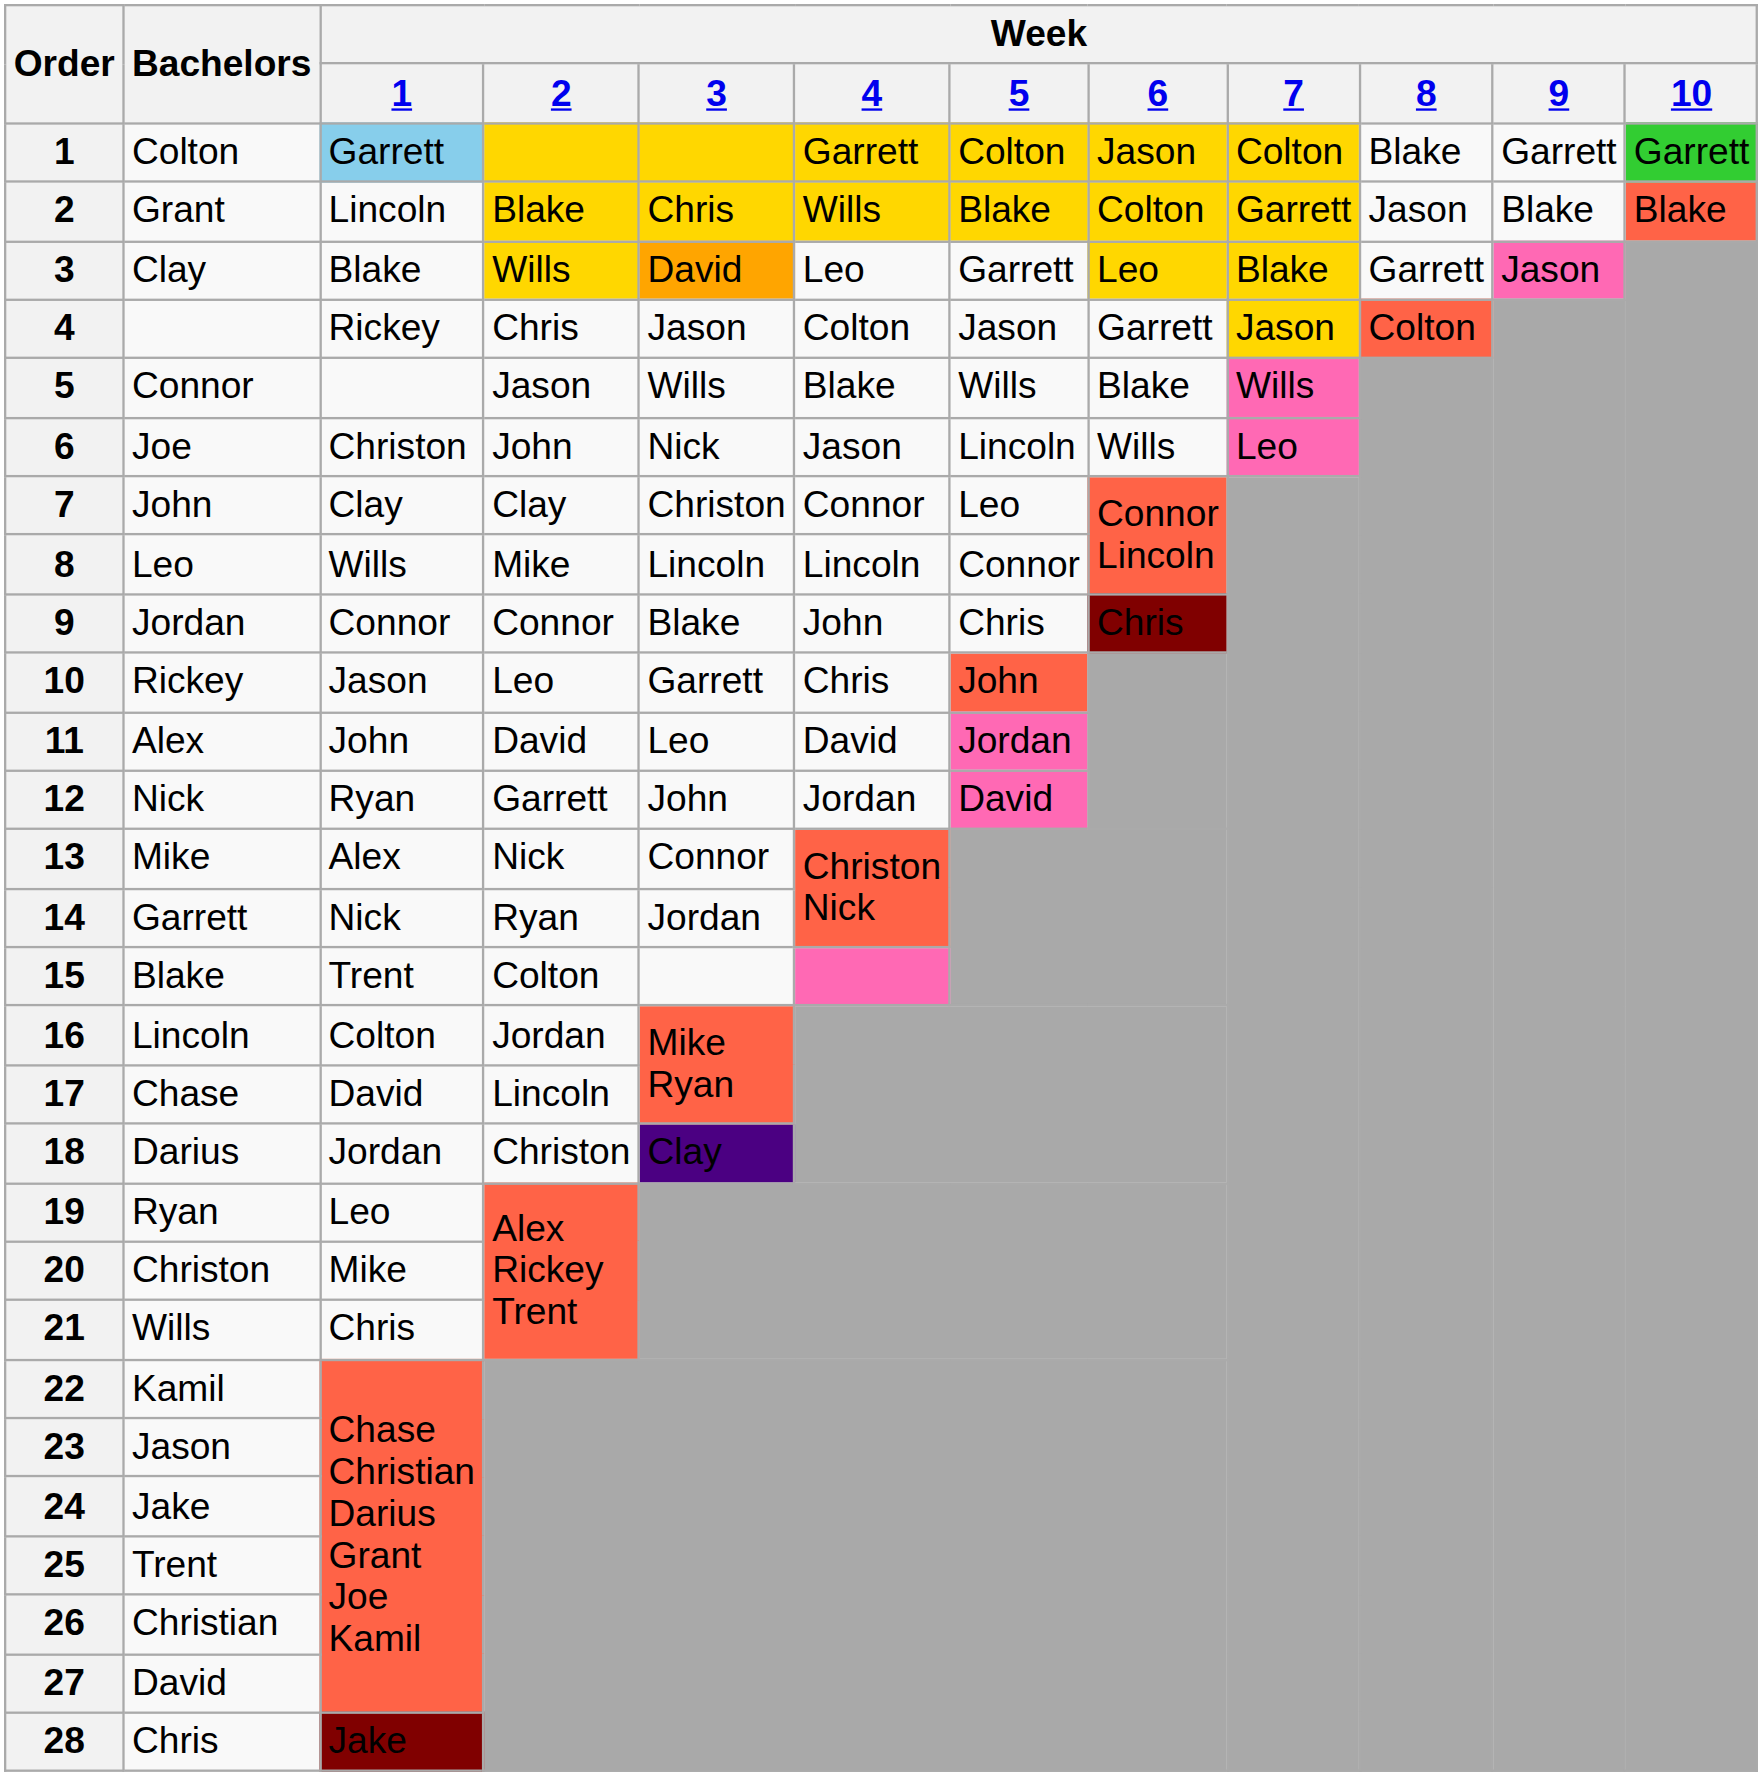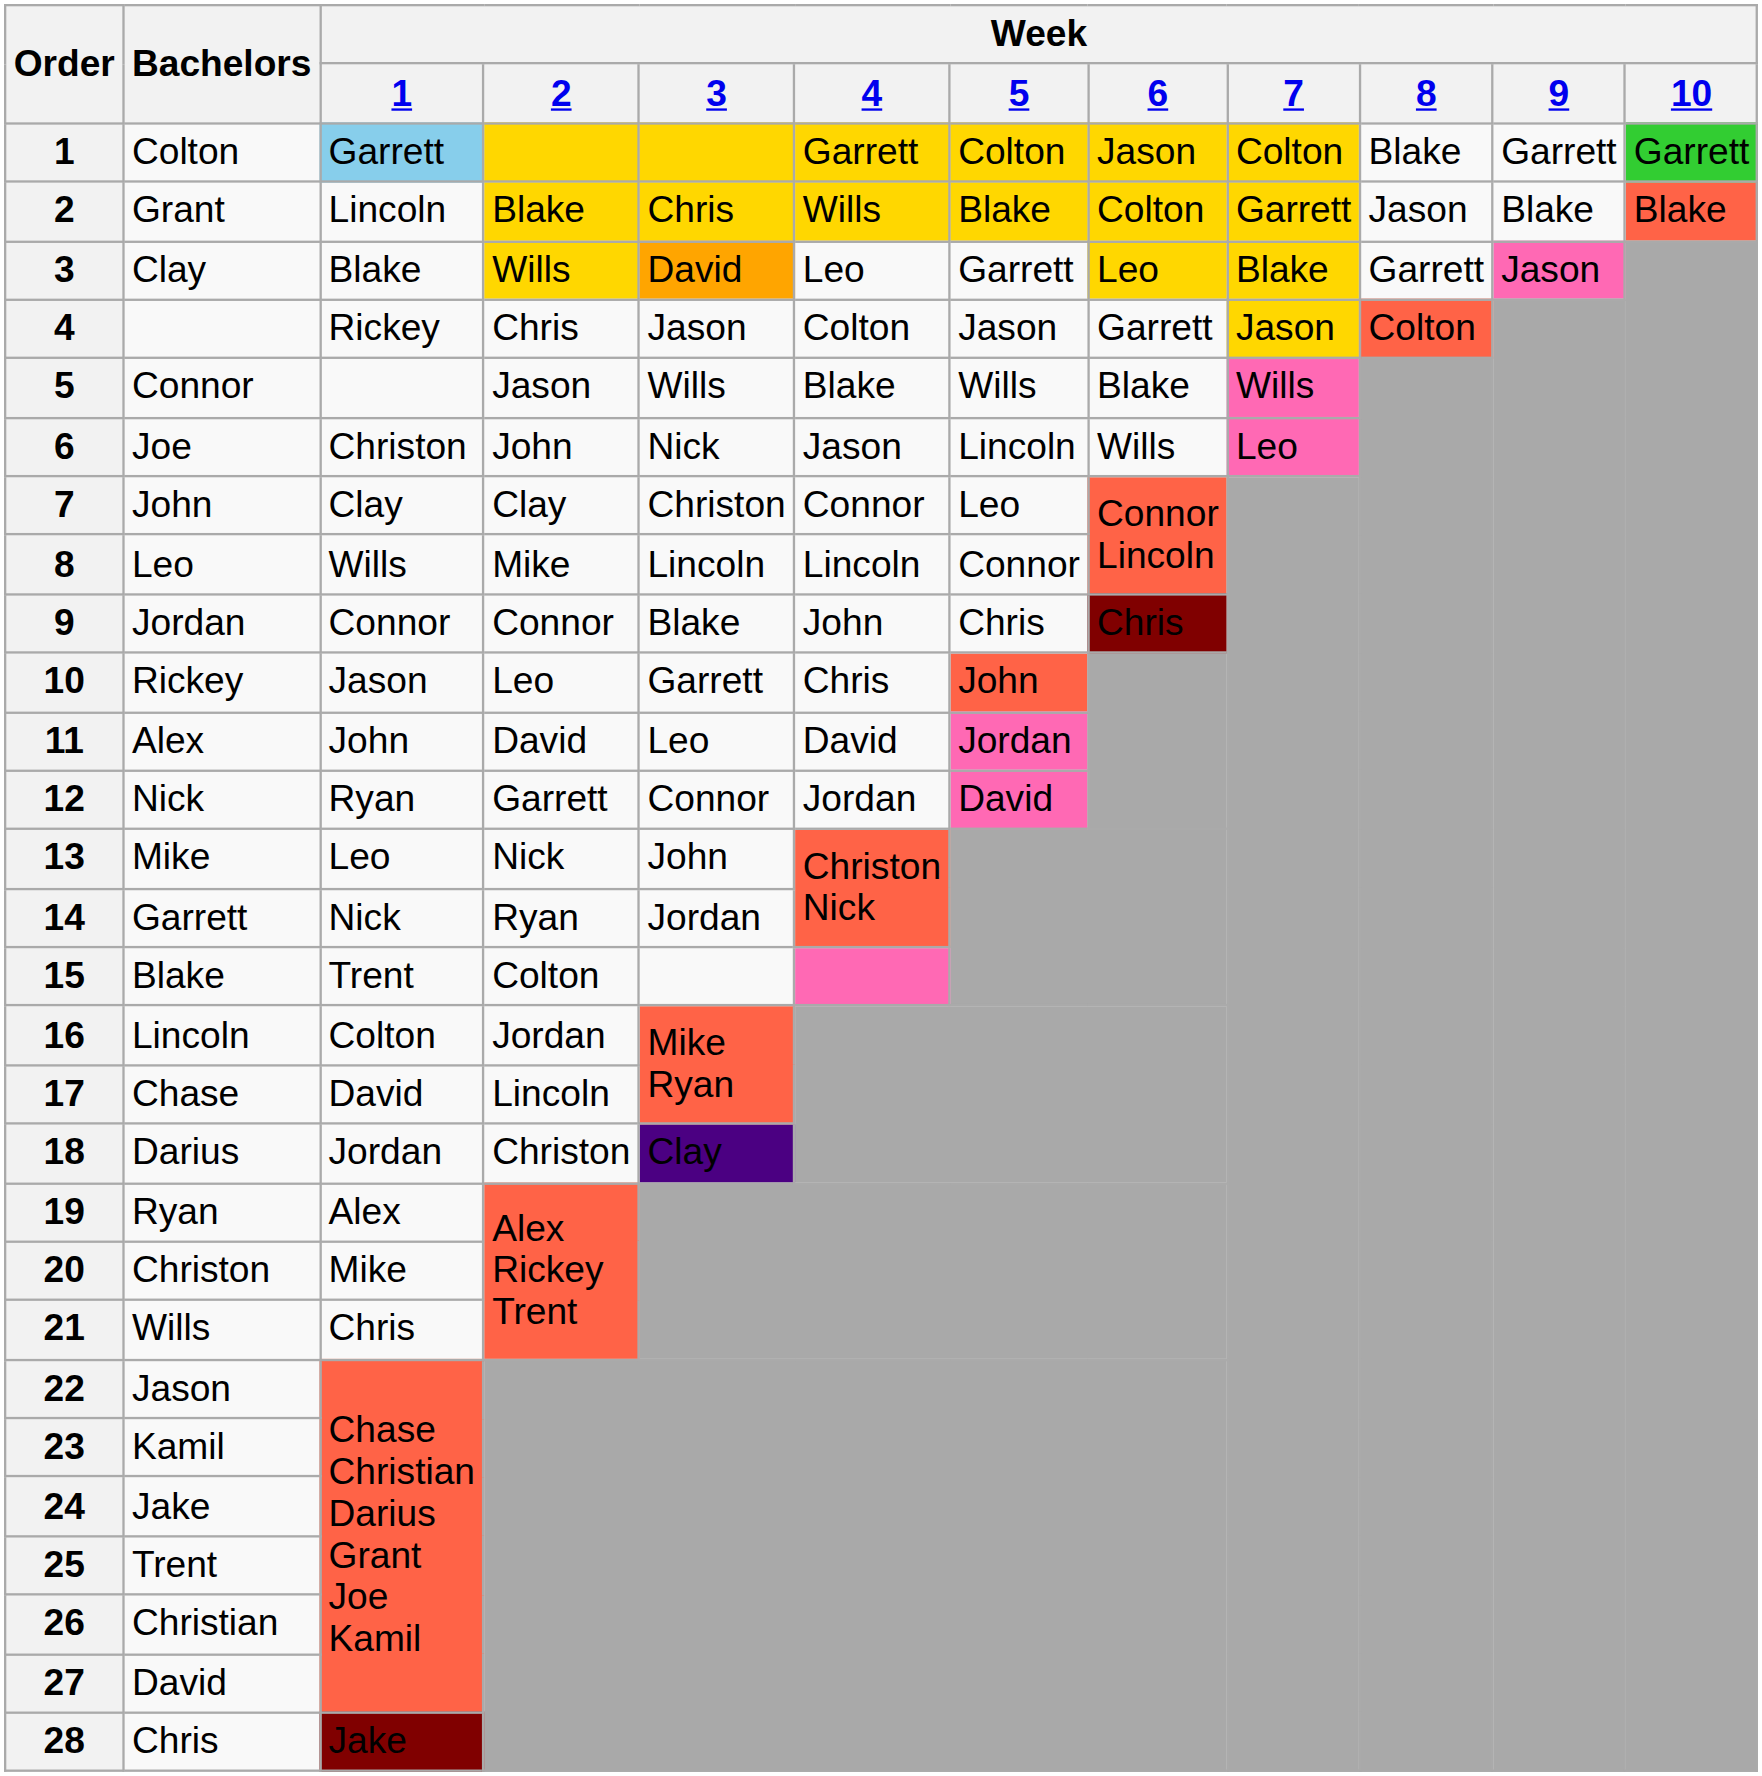(688, 799) John -> (708, 799) Connor
(365, 858) Alex -> (360, 858) Leo
(708, 858) Connor -> (688, 858) John
(360, 1211) Leo -> (365, 1211) Alex
(178, 1387) Kamil -> (181, 1387) Jason
(181, 1446) Jason -> (178, 1446) Kamil
